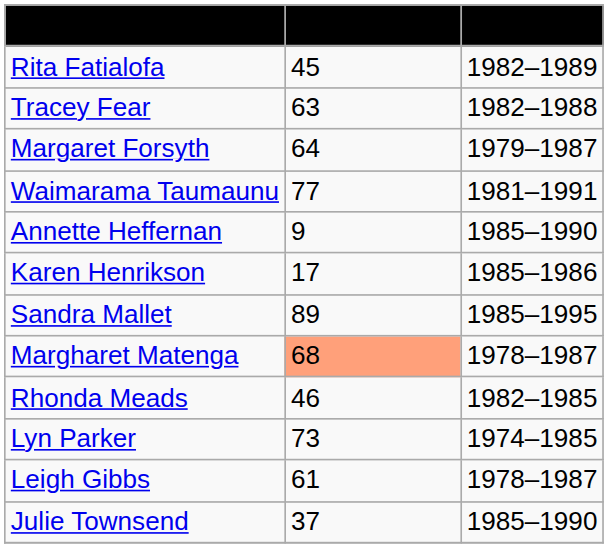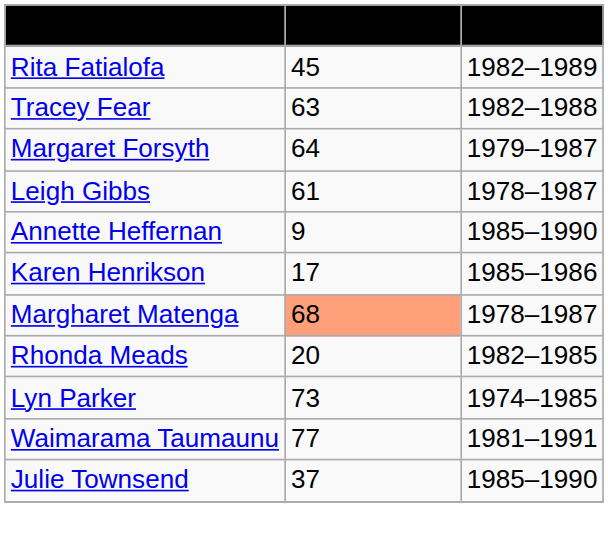rows swapped: (80, 480) <-> (145, 190)
- row: (91, 314)
(306, 397) 46 -> (306, 356) 20
